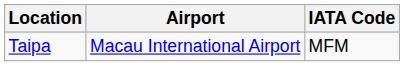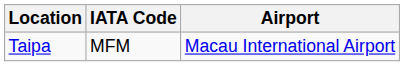columns swapped: (195, 18) <-> (352, 18)
